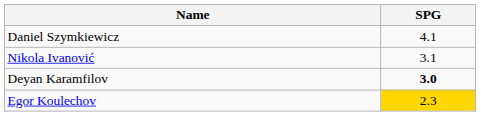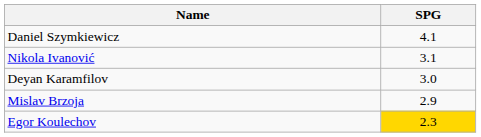(428, 79) bold -> (428, 79) normal
+ row: (46, 100)
